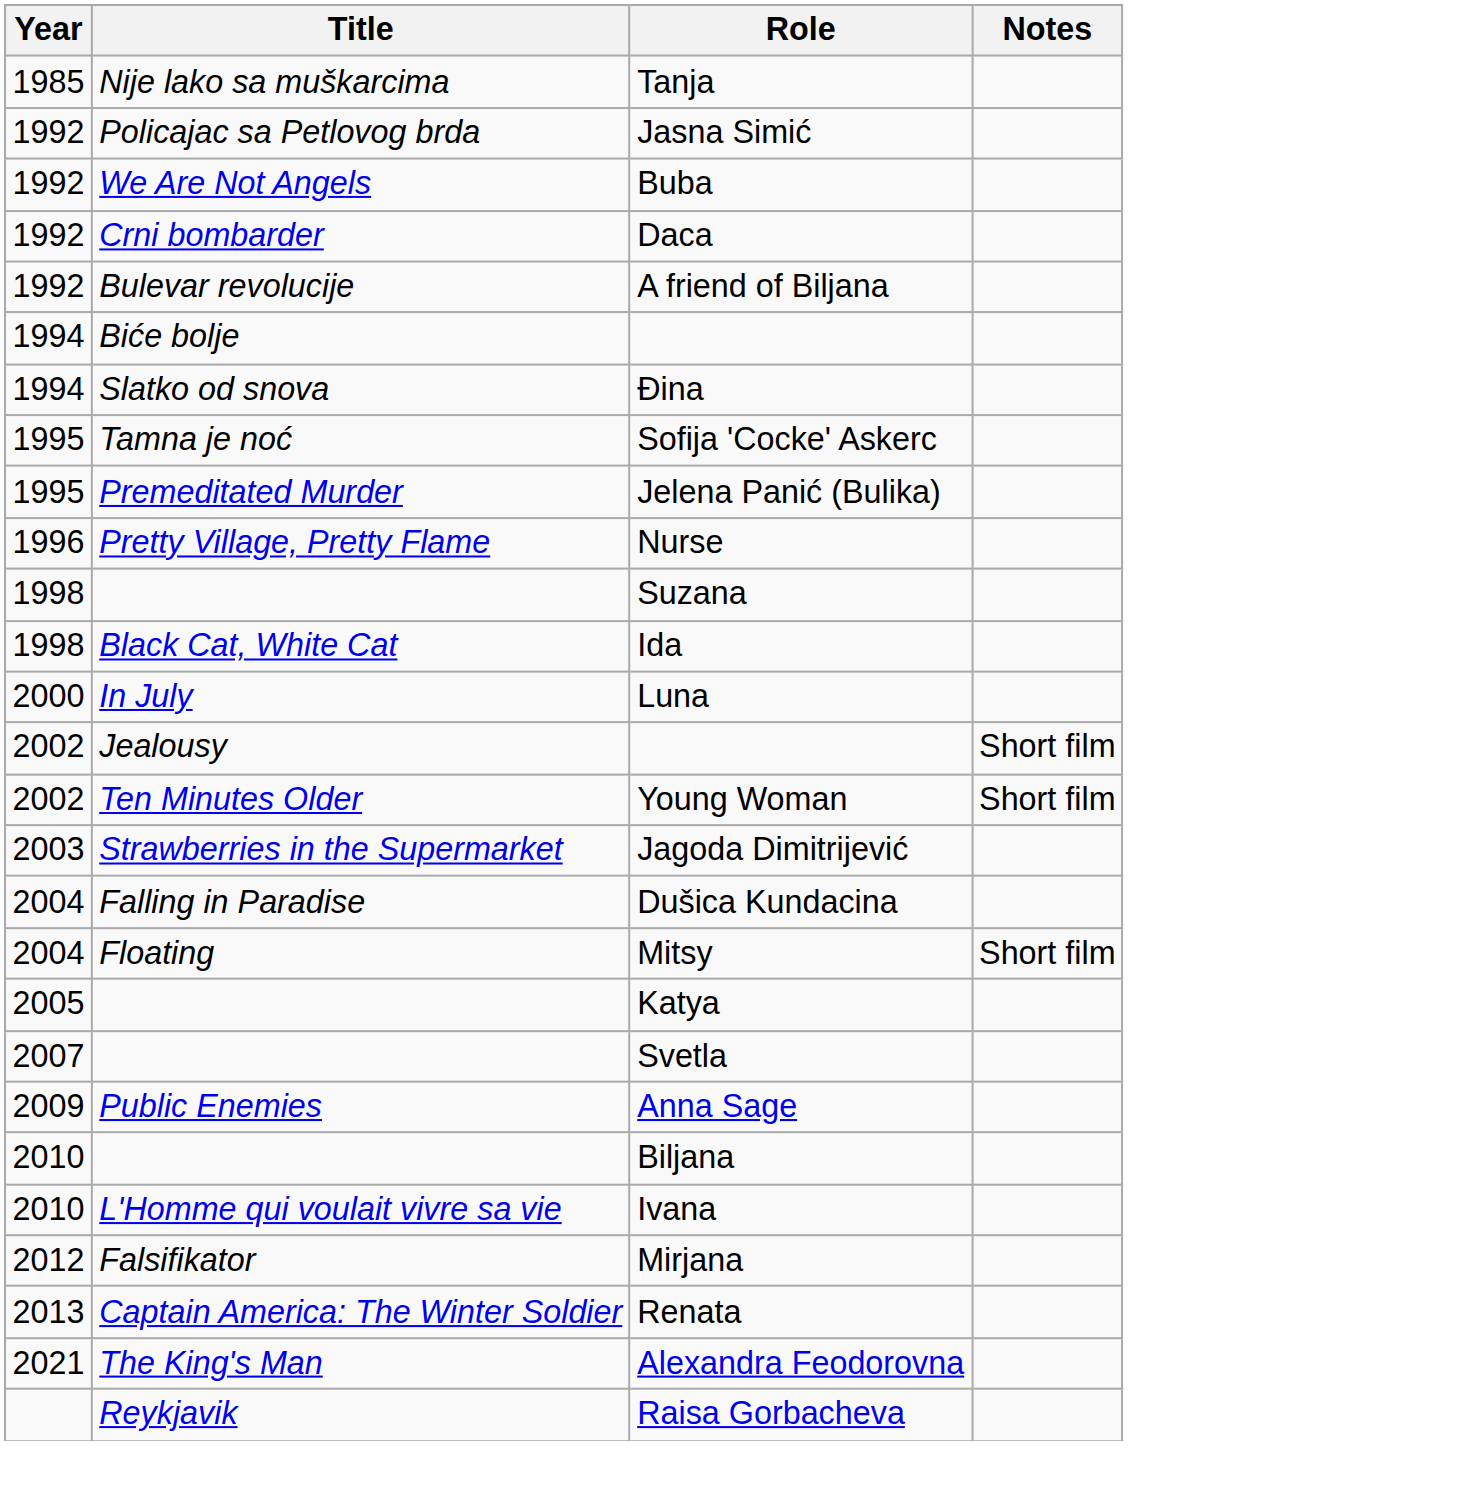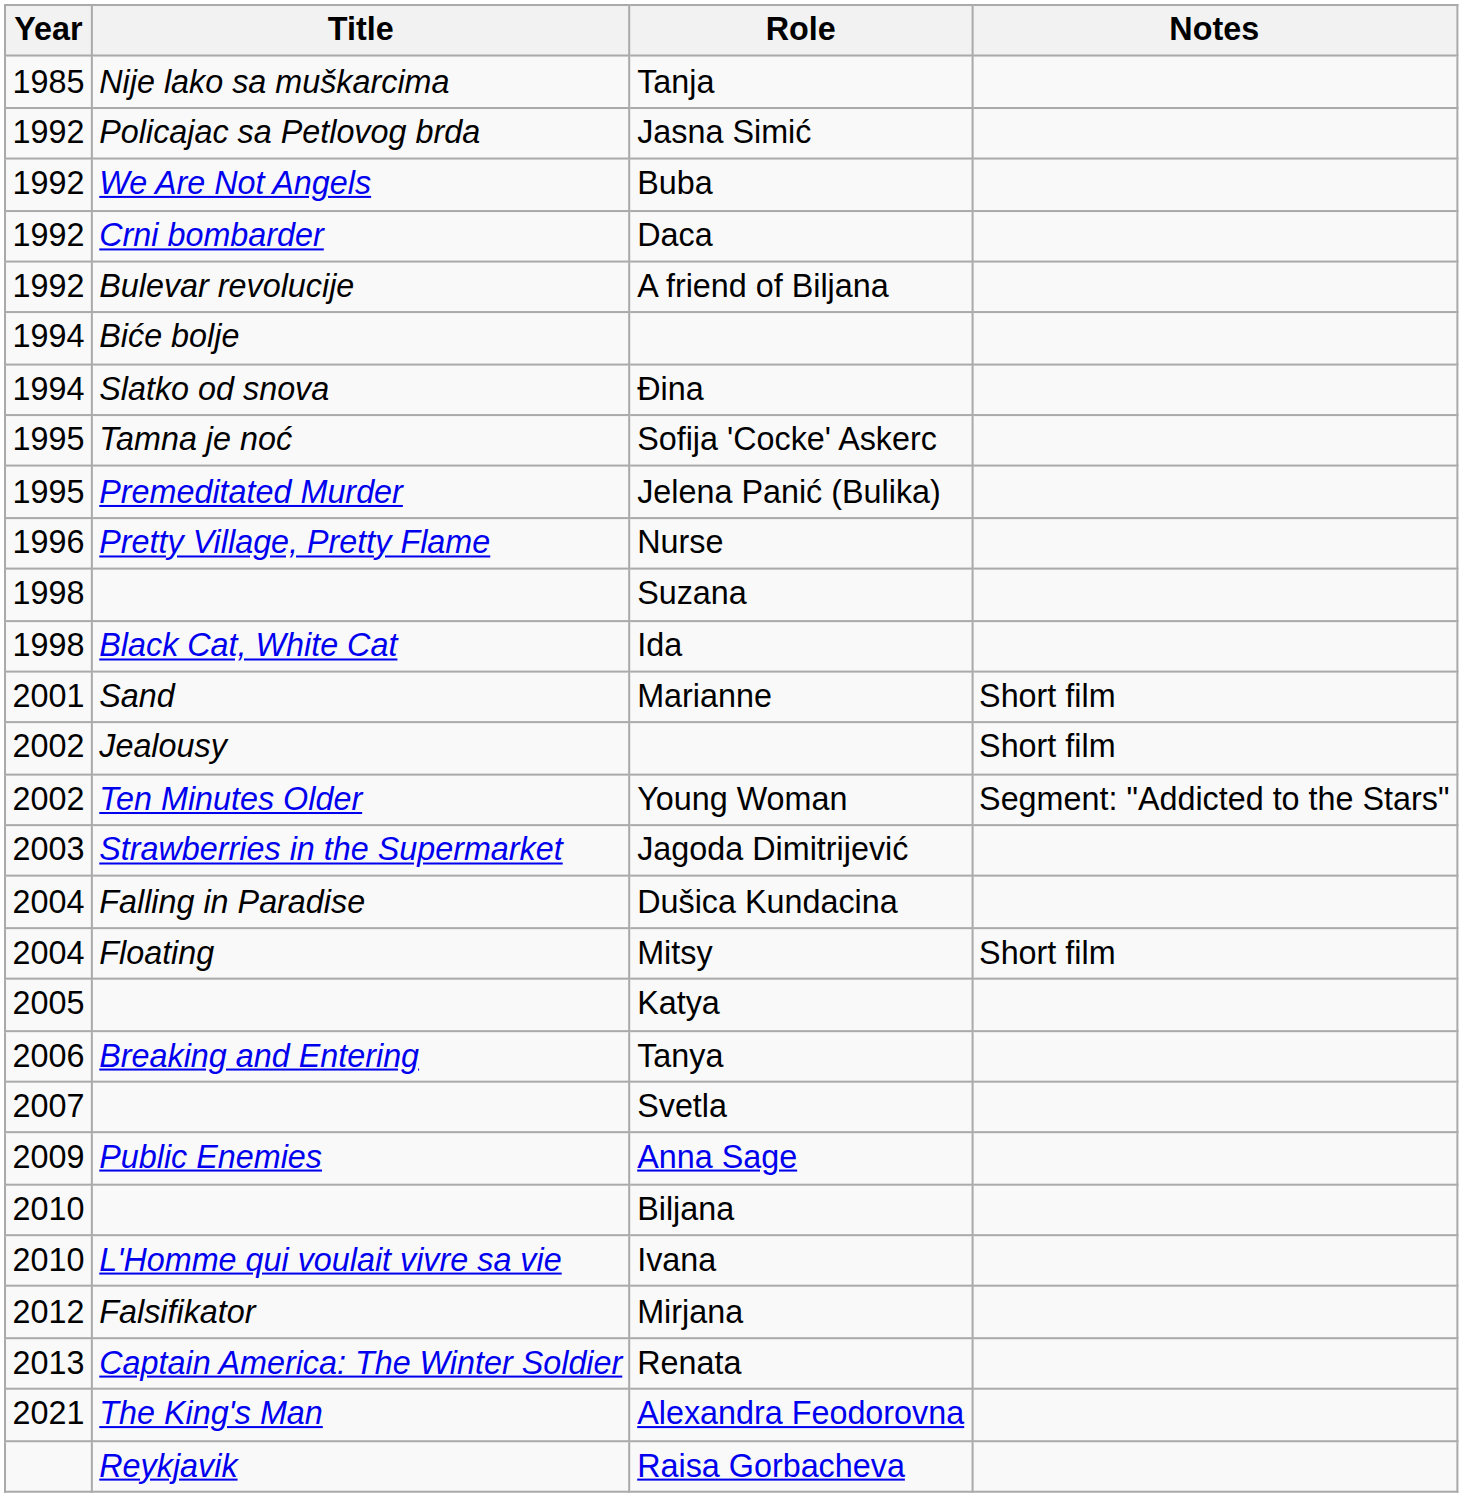- row: (146, 696)
+ row: (137, 696)
(1047, 798) Short film -> (1214, 798) Segment: "Addicted to the Stars"
+ row: (259, 1055)
